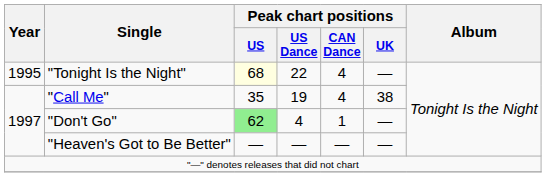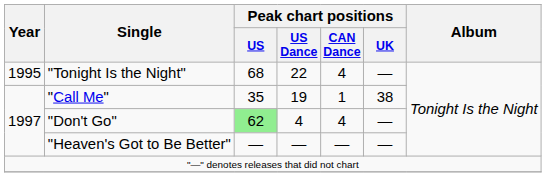(256, 73) lightyellow background -> (256, 73) no background
(342, 97) 4 -> (342, 97) 1
(342, 120) 1 -> (342, 120) 4
